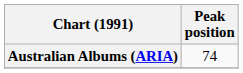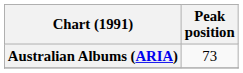(210, 56) 74 -> (210, 56) 73
